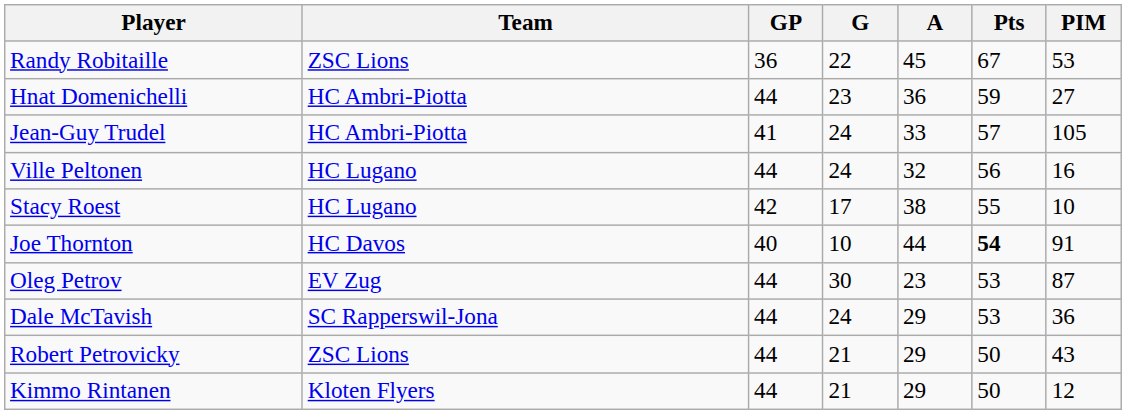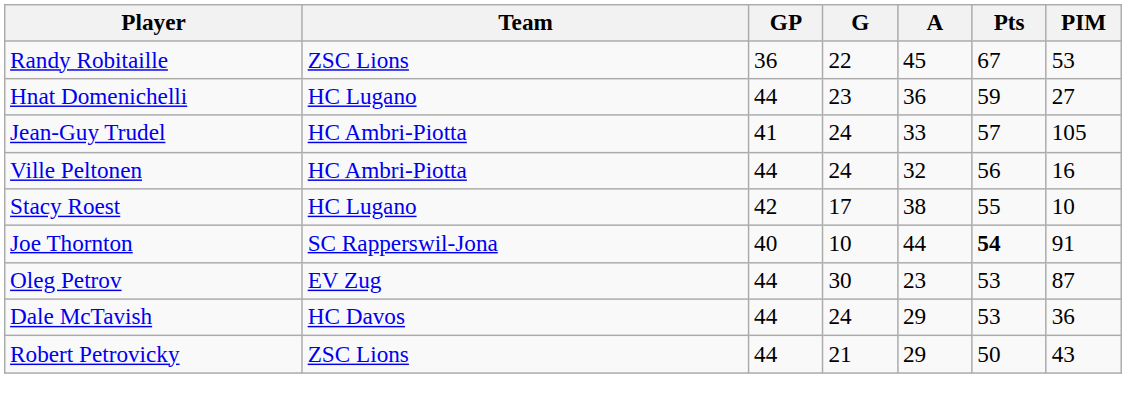(387, 96) HC Ambri-Piotta -> (362, 96) HC Lugano
(362, 170) HC Lugano -> (387, 170) HC Ambri-Piotta
(356, 243) HC Davos -> (403, 243) SC Rapperswil-Jona
(403, 317) SC Rapperswil-Jona -> (356, 317) HC Davos
- row: (90, 390)
